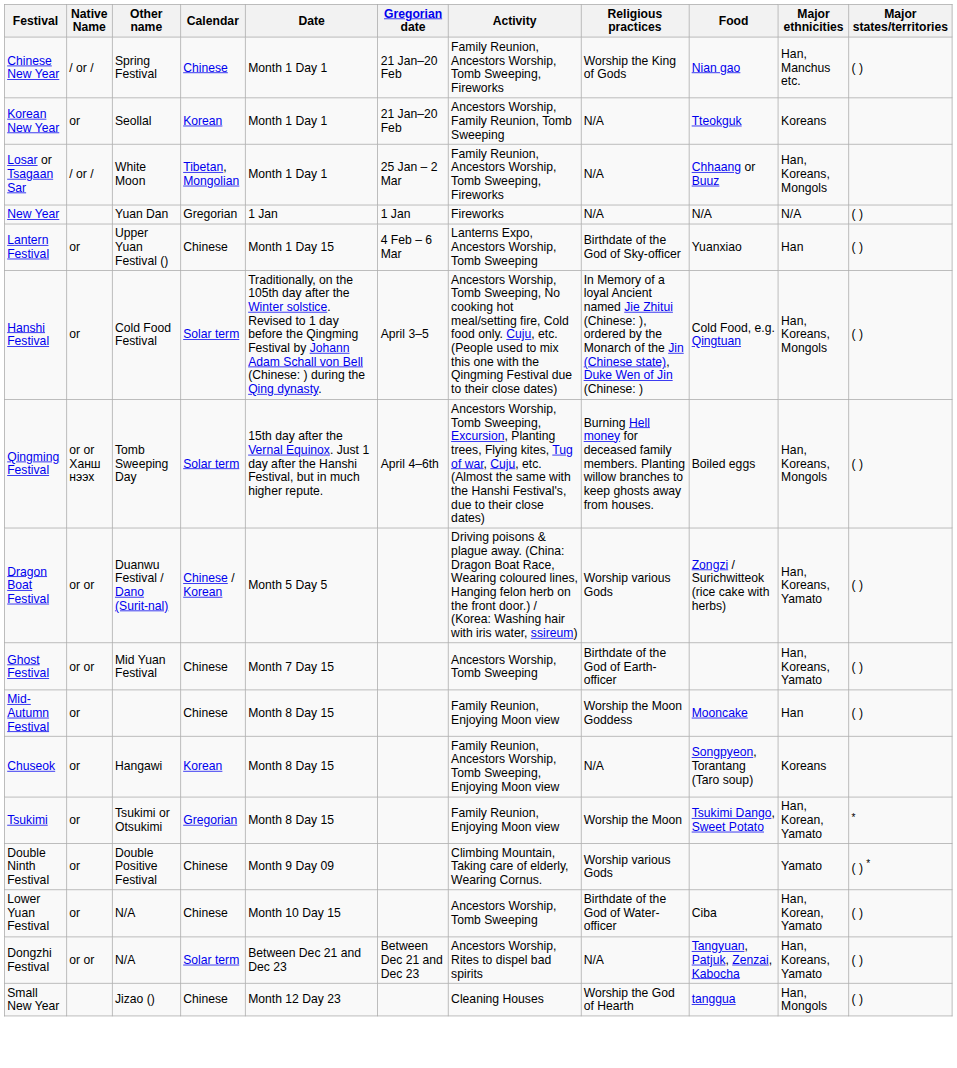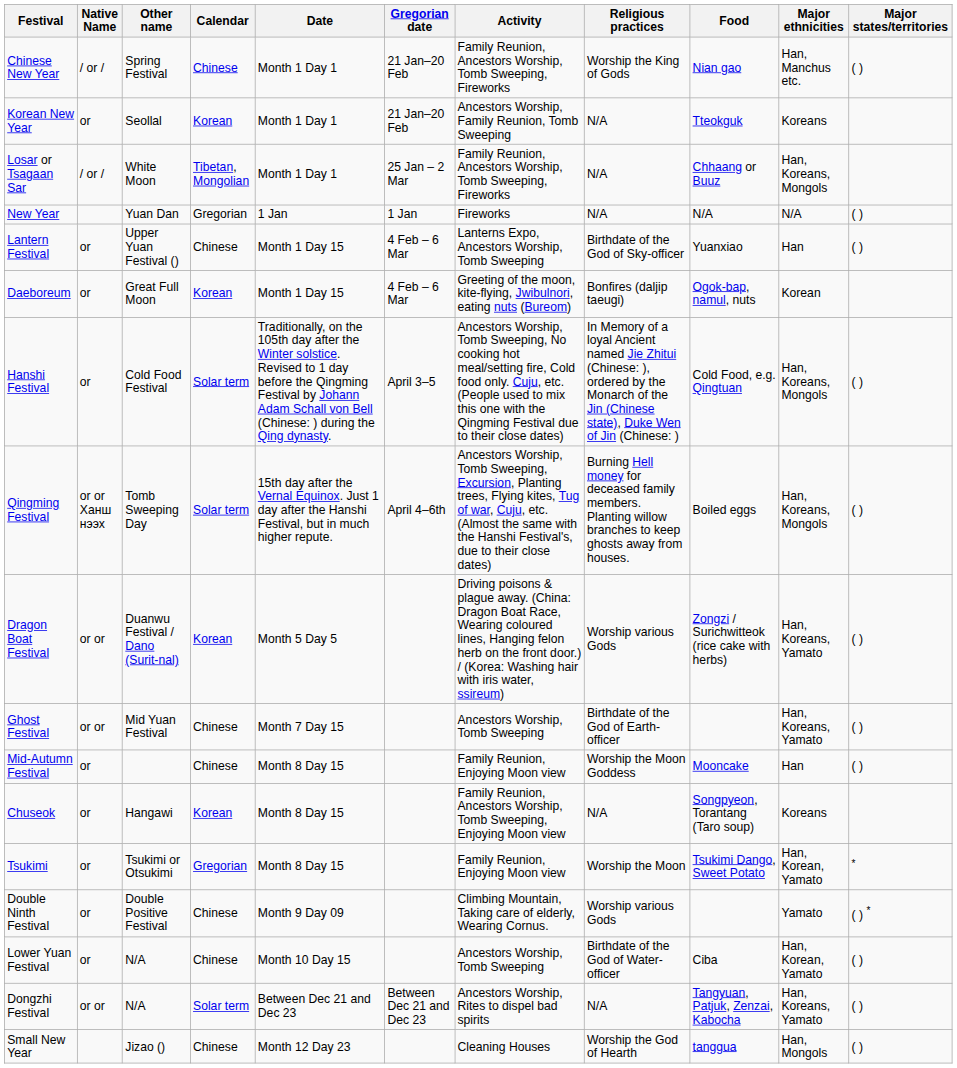+ row: (39, 294)
(209, 585) Chinese / Korean -> (213, 639) Korean
